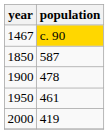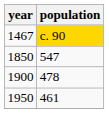(50, 56) 587 -> (50, 56) 547
- row: (21, 118)
